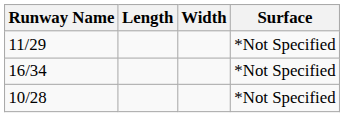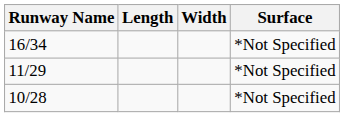rows swapped: (27, 44) <-> (28, 71)
